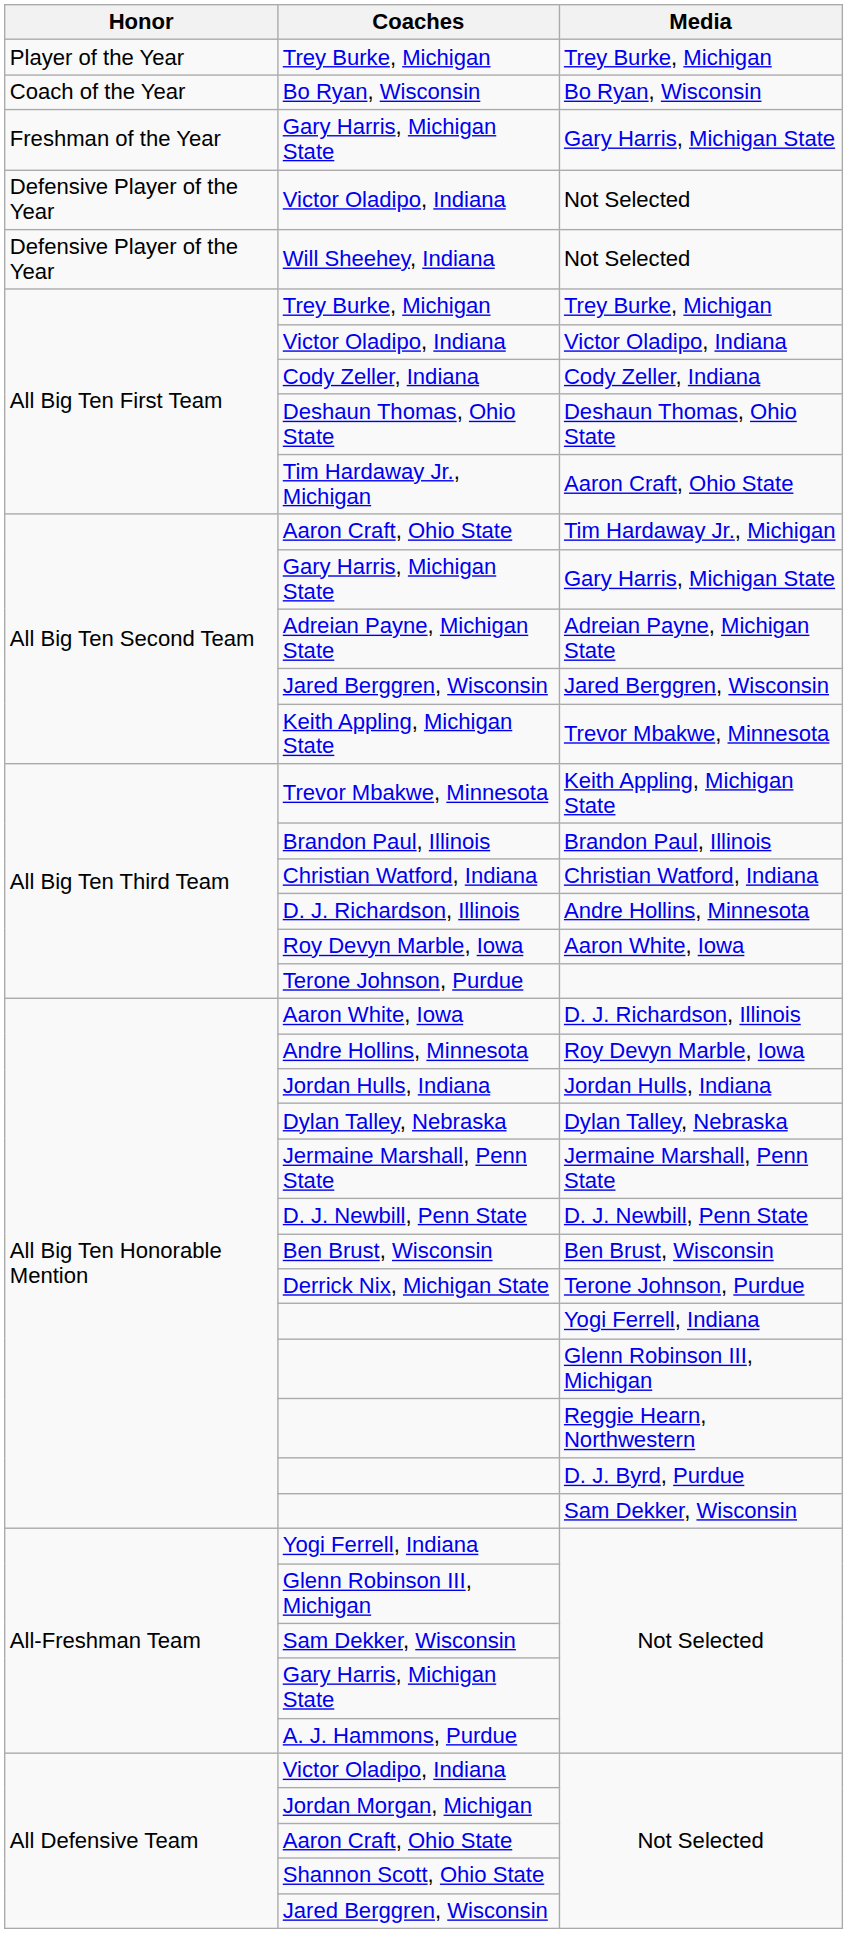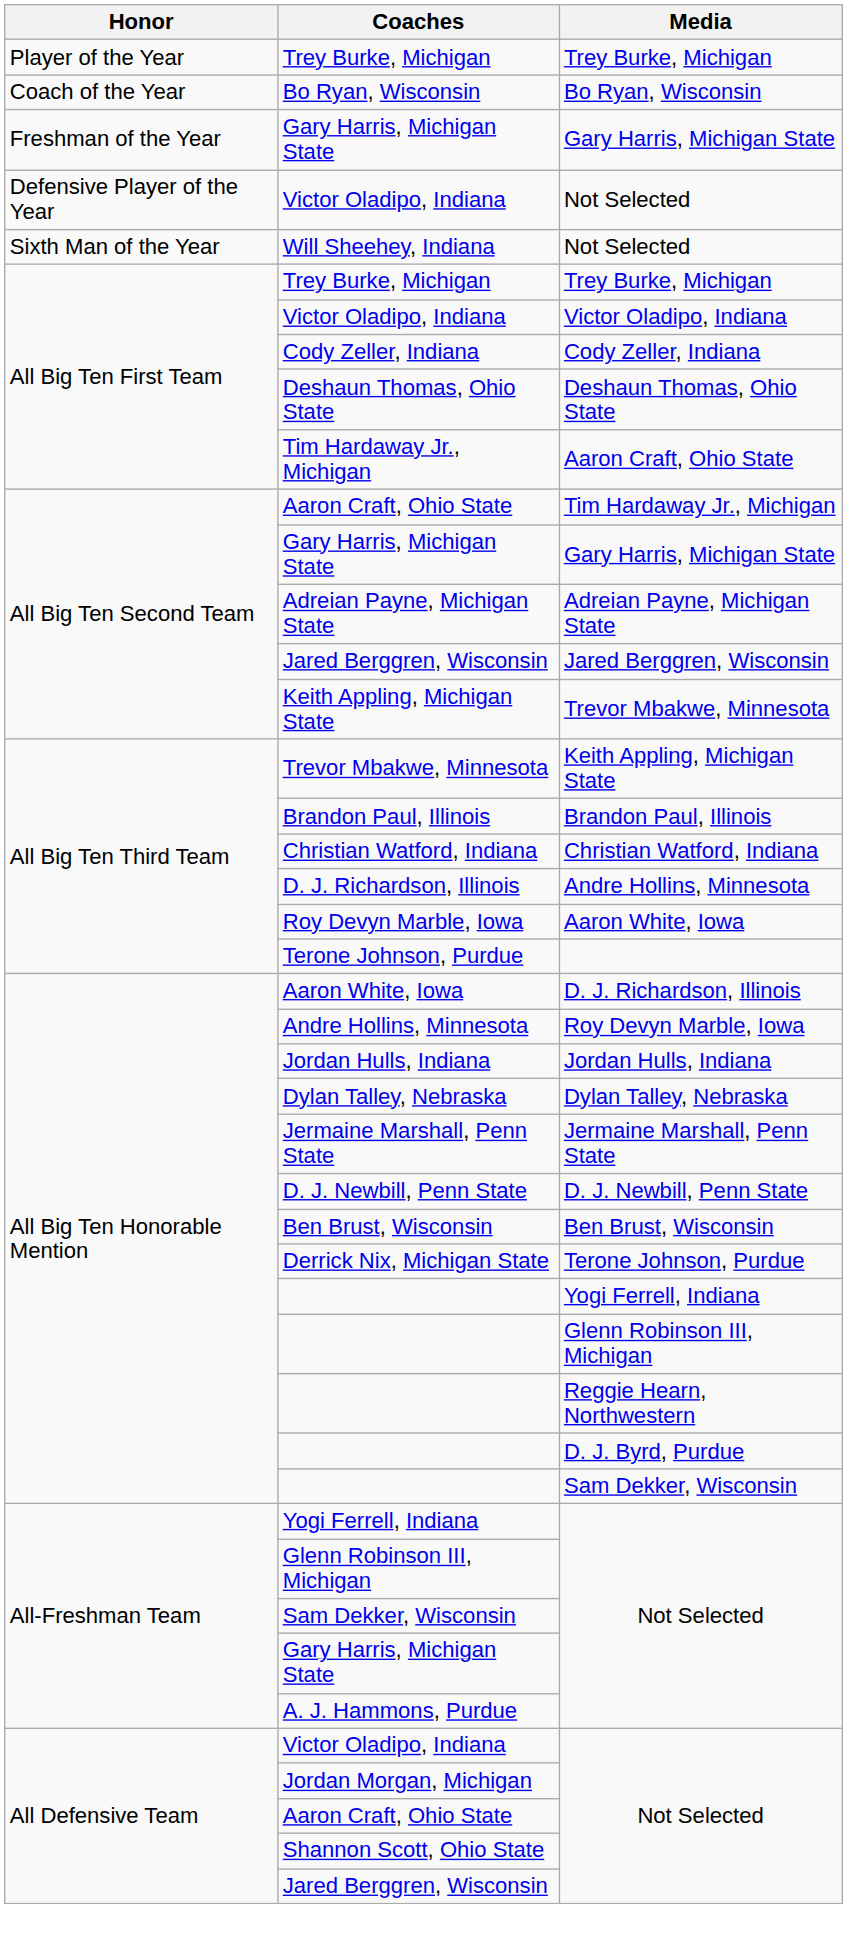(124, 259) Defensive Player of the Year -> (115, 246) Sixth Man of the Year
